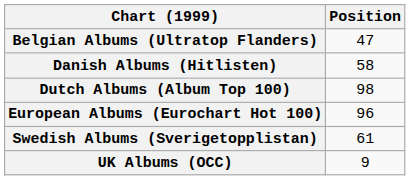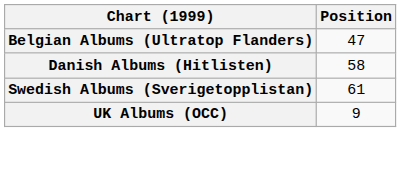- row: (165, 90)
- row: (165, 114)
